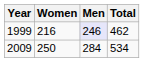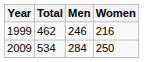columns swapped: (123, 13) <-> (57, 13)
(92, 31) lavender background -> (77, 31) no background
